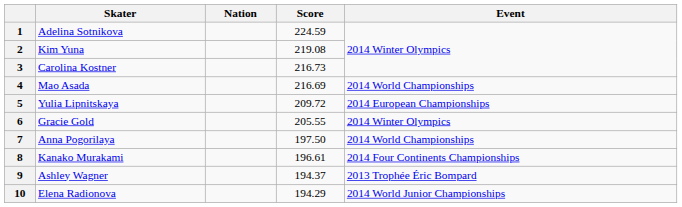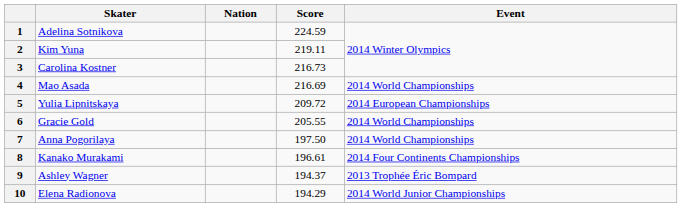(310, 49) 219.08 -> (310, 49) 219.11
(399, 121) 2014 Winter Olympics -> (410, 121) 2014 World Championships
